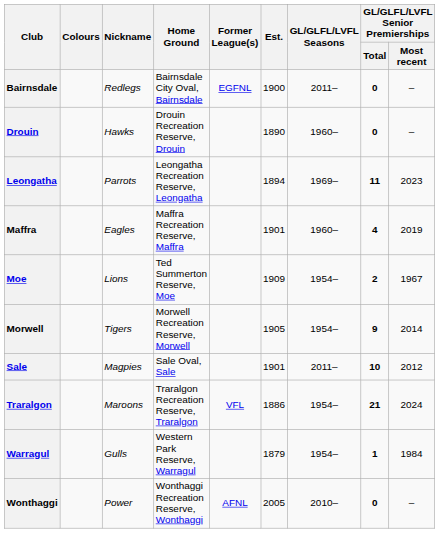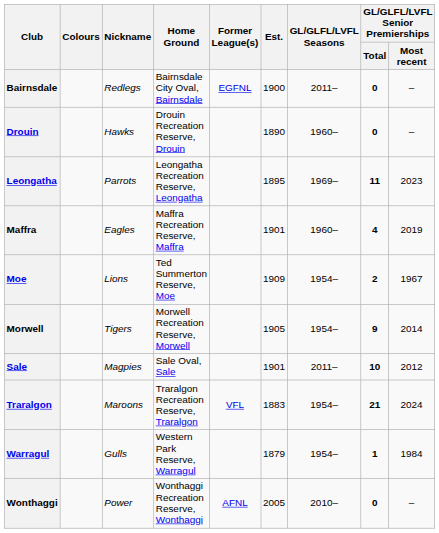(274, 181) 1894 -> (274, 181) 1895
(274, 405) 1886 -> (274, 405) 1883
